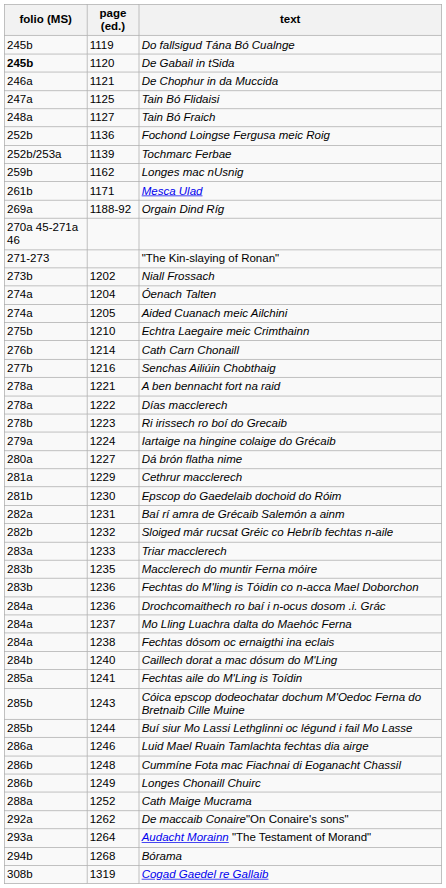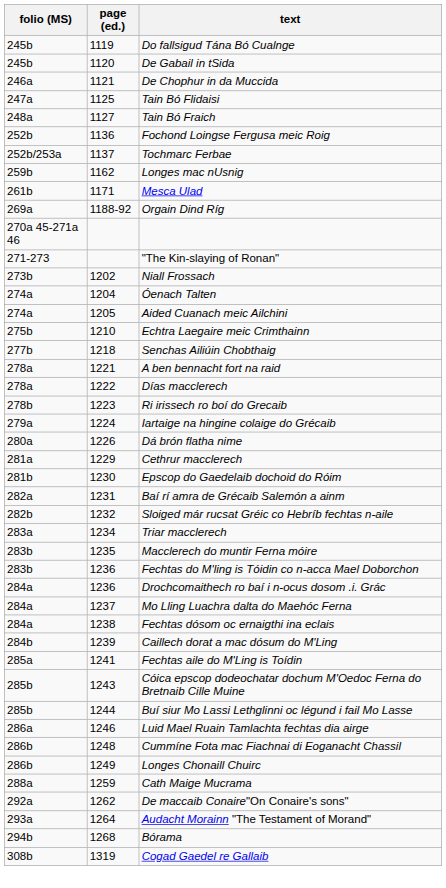(20, 63) bold -> (20, 63) normal
(102, 154) 1139 -> (102, 154) 1137
- row: (190, 350)
(102, 368) 1216 -> (102, 350) 1218
(102, 459) 1227 -> (102, 441) 1226
(102, 551) 1233 -> (102, 532) 1234
(102, 660) 1240 -> (102, 642) 1239
(102, 801) 1252 -> (102, 783) 1259
